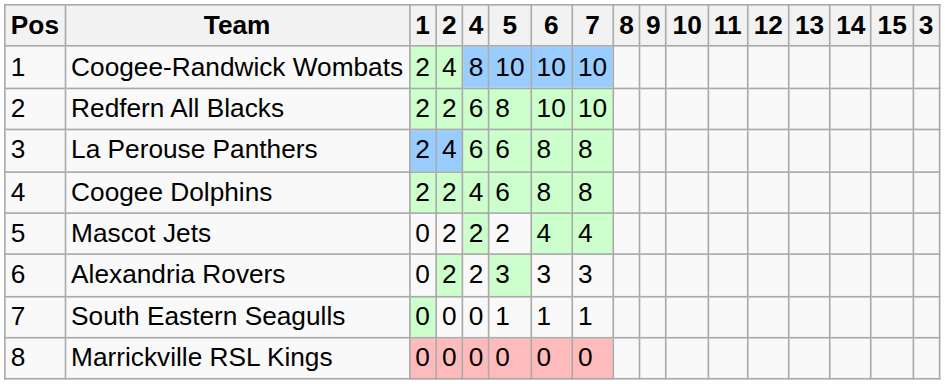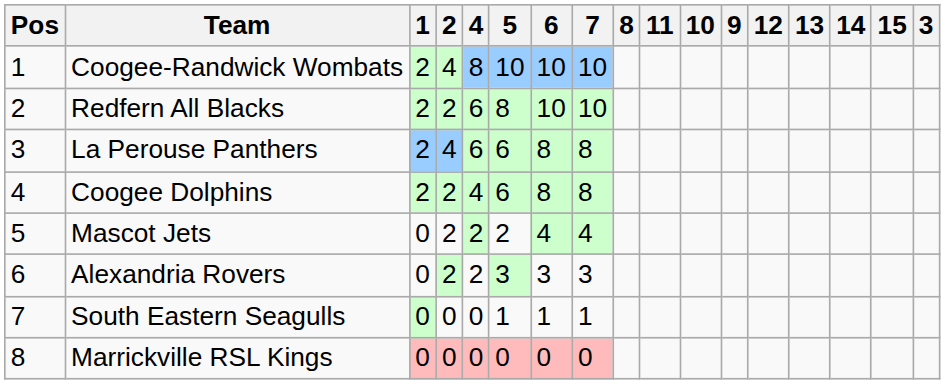columns swapped: (653, 25) <-> (728, 25)
